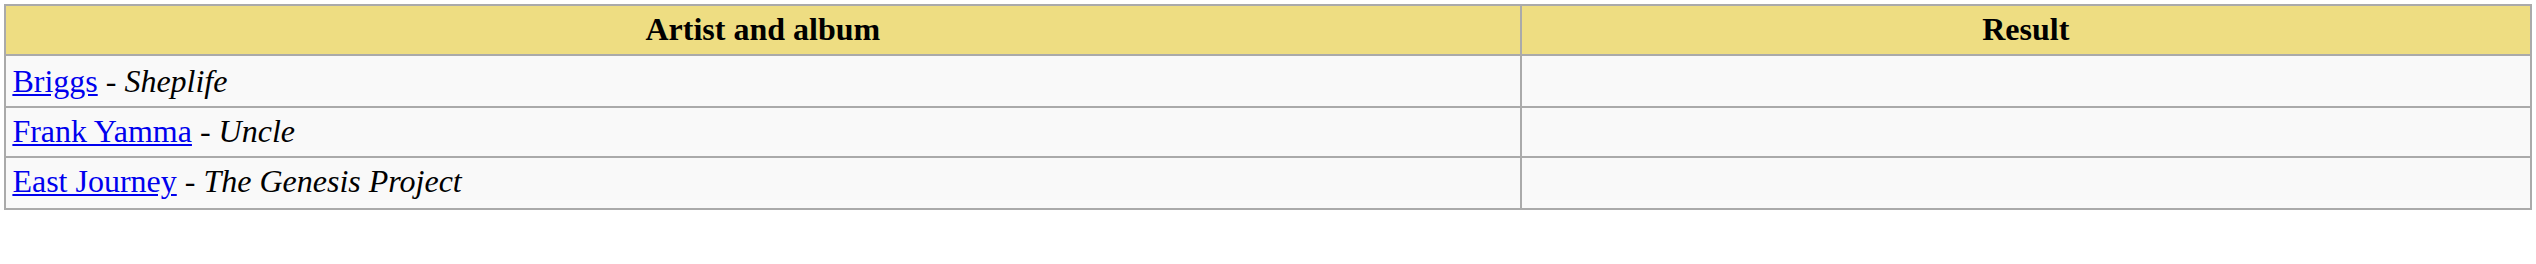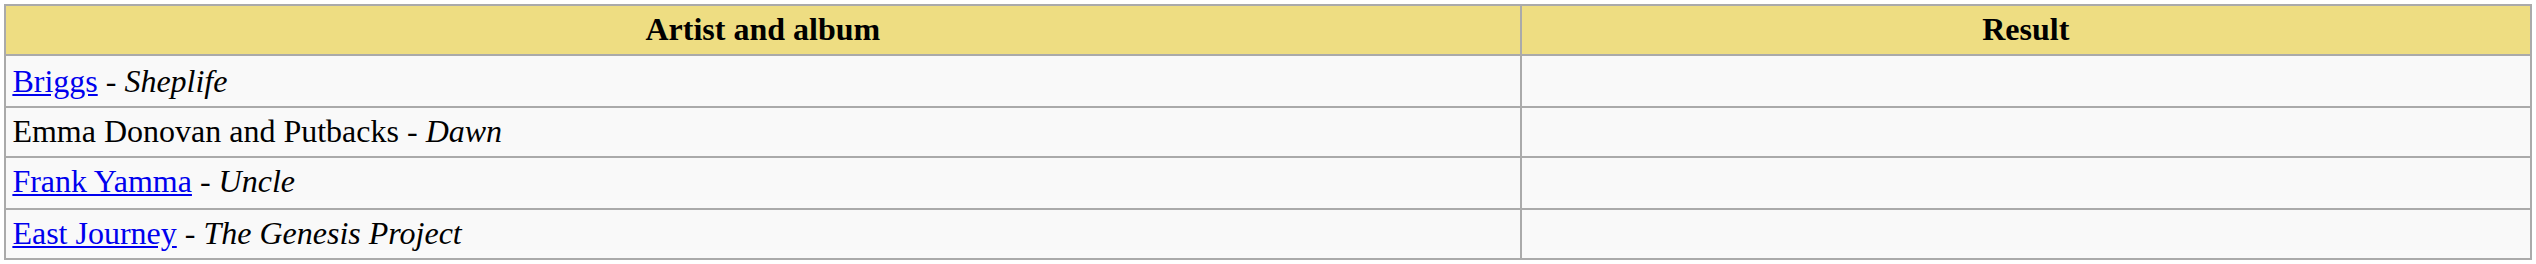+ row: (257, 131)
